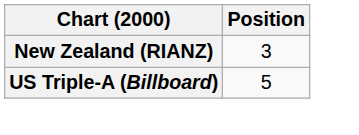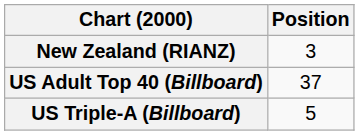+ row: (136, 82)
